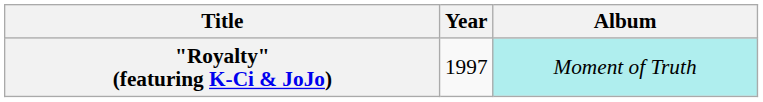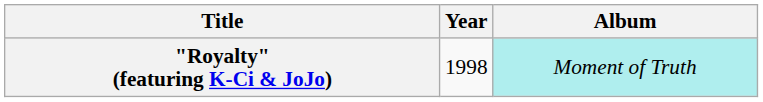(466, 67) 1997 -> (466, 67) 1998
